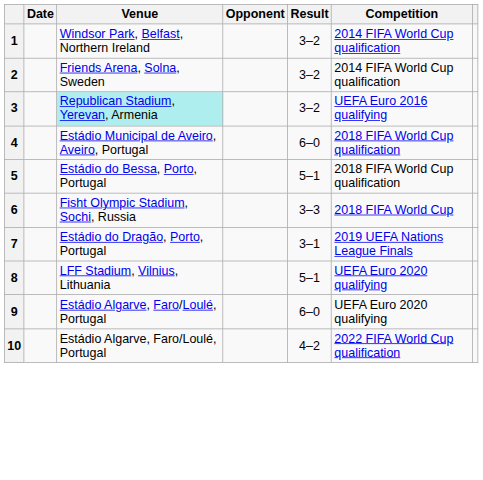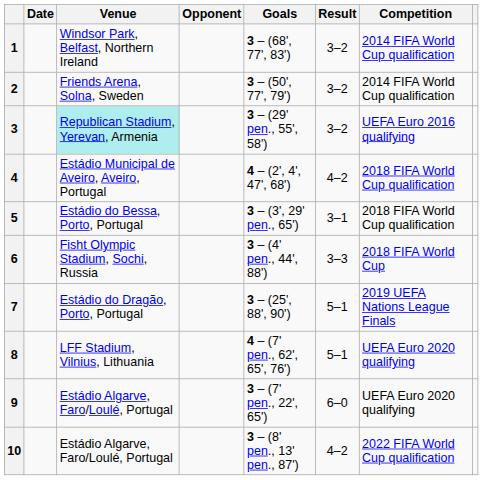+ column: (280, 14)
(310, 142) 6–0 -> (337, 177) 4–2
(310, 176) 5–1 -> (337, 218) 3–1
(310, 244) 3–1 -> (337, 307) 5–1
